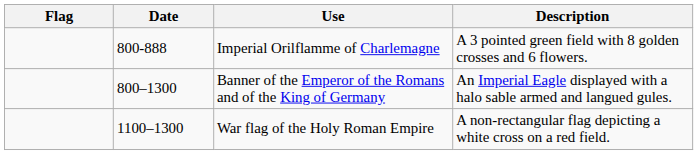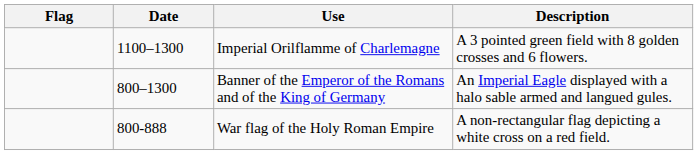(142, 48) 800-888 -> (150, 48) 1100–1300
(150, 128) 1100–1300 -> (142, 128) 800-888
